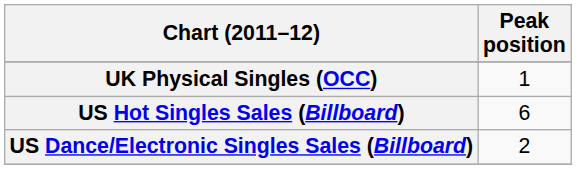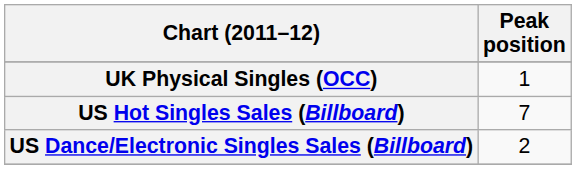(524, 112) 6 -> (524, 112) 7
